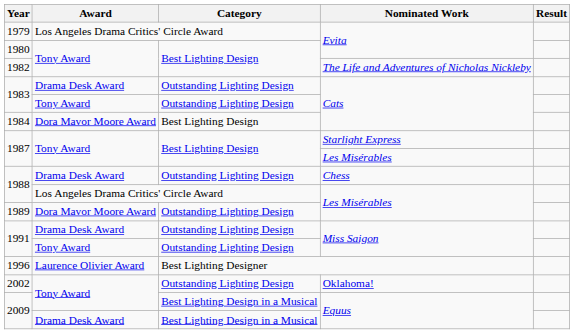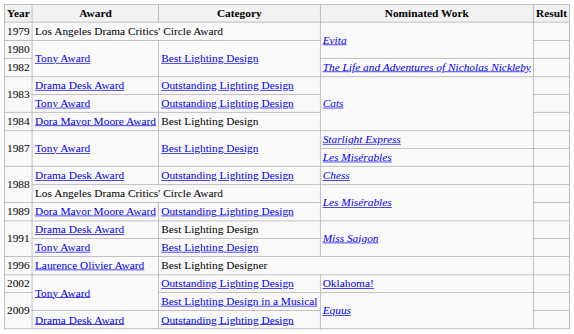(227, 229) Outstanding Lighting Design -> (210, 229) Best Lighting Design
(227, 247) Outstanding Lighting Design -> (210, 247) Best Lighting Design
(239, 319) Best Lighting Design in a Musical -> (227, 319) Outstanding Lighting Design
